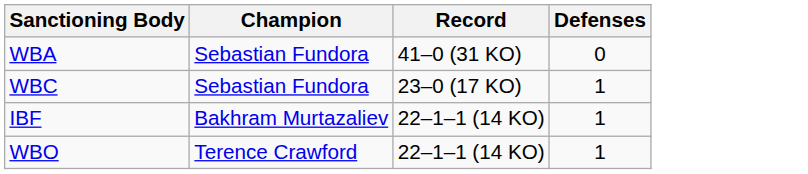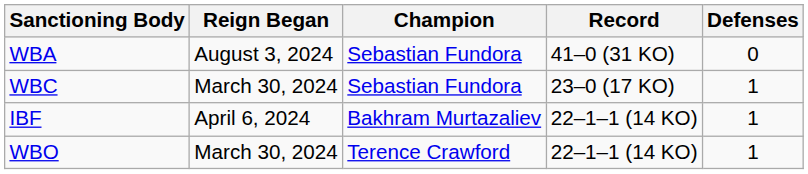+ column: (266, 20)
